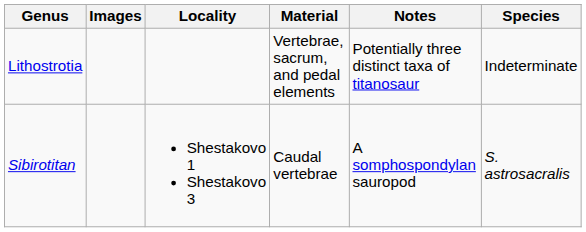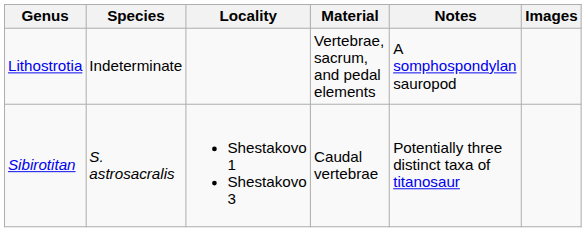columns swapped: (531, 16) <-> (116, 16)
(407, 66) Potentially three distinct taxa of titanosaur -> (455, 66) A somphospondylan sauropod
(414, 165) A somphospondylan sauropod -> (448, 165) Potentially three distinct taxa of titanosaur
